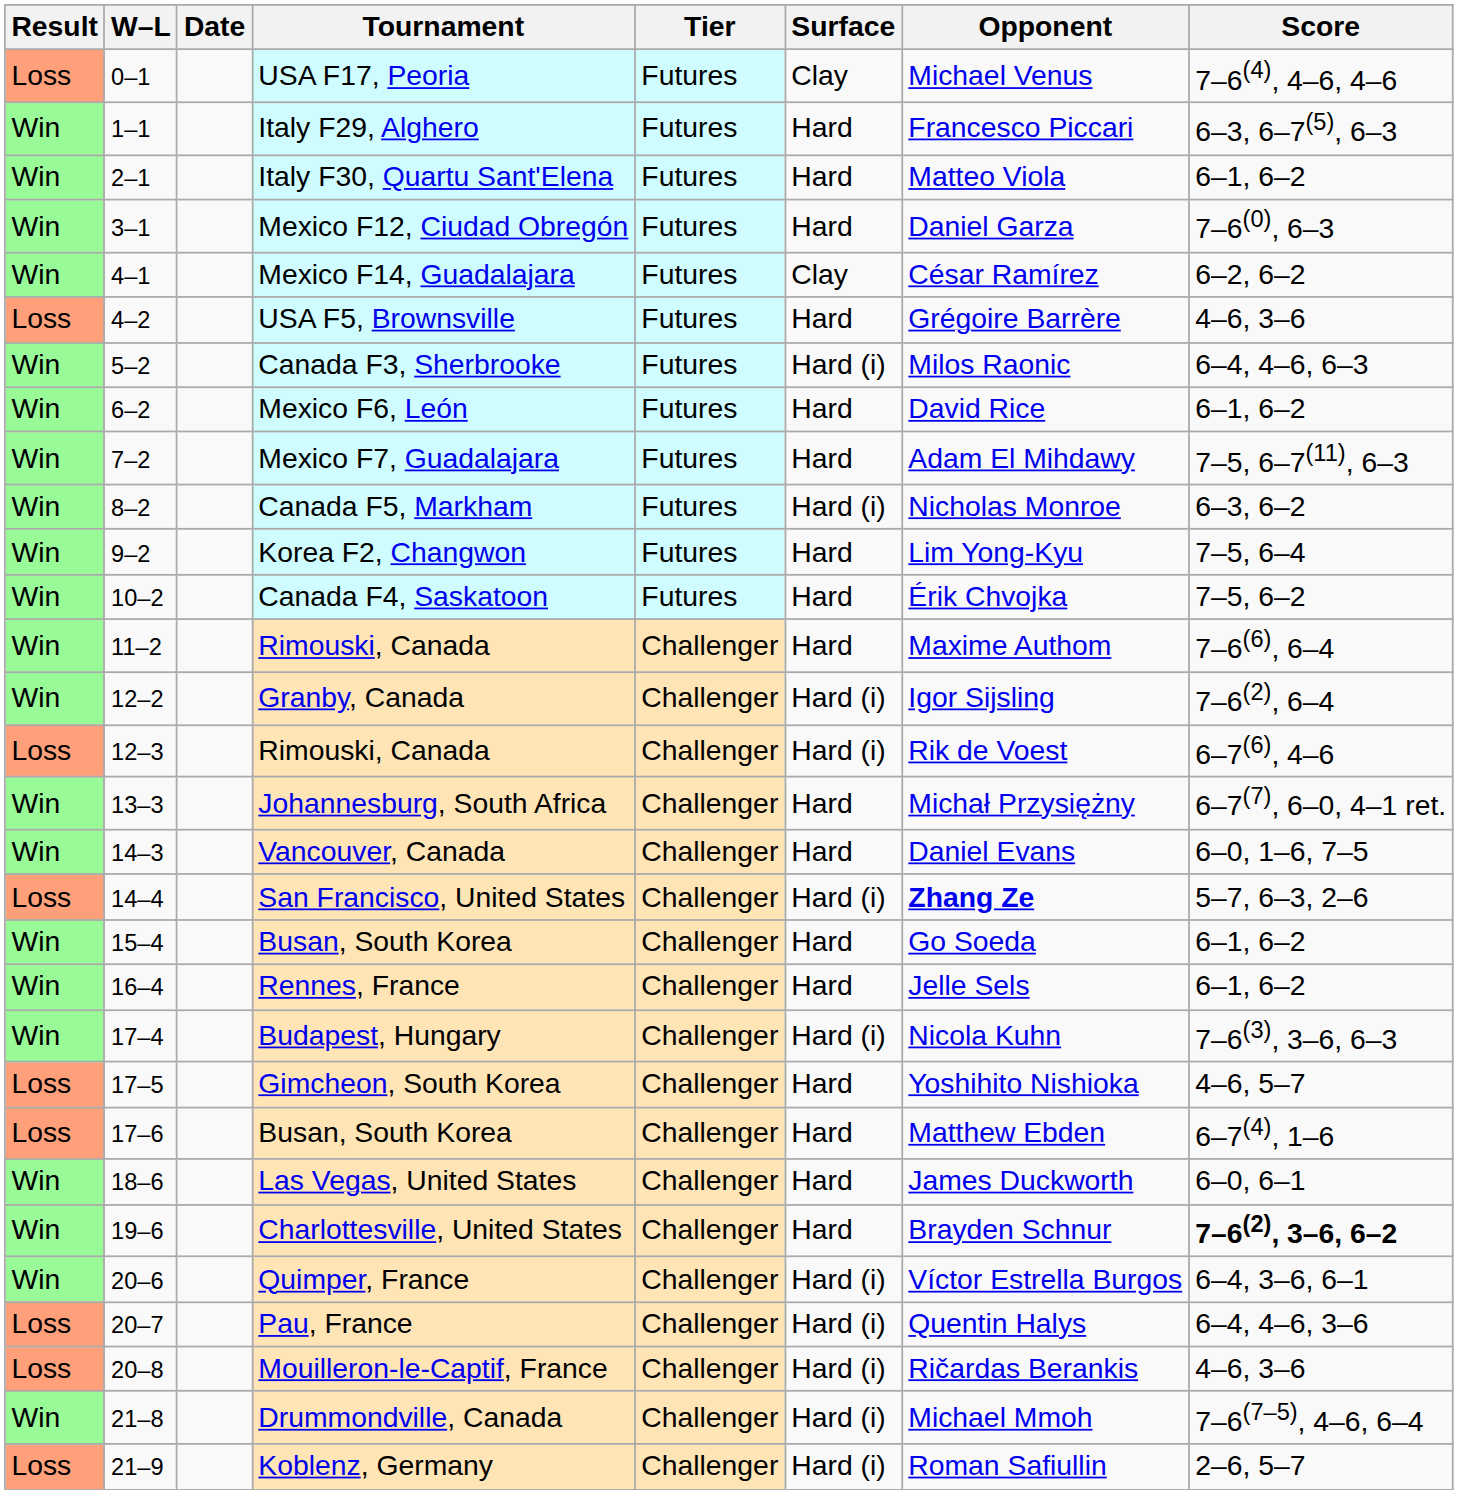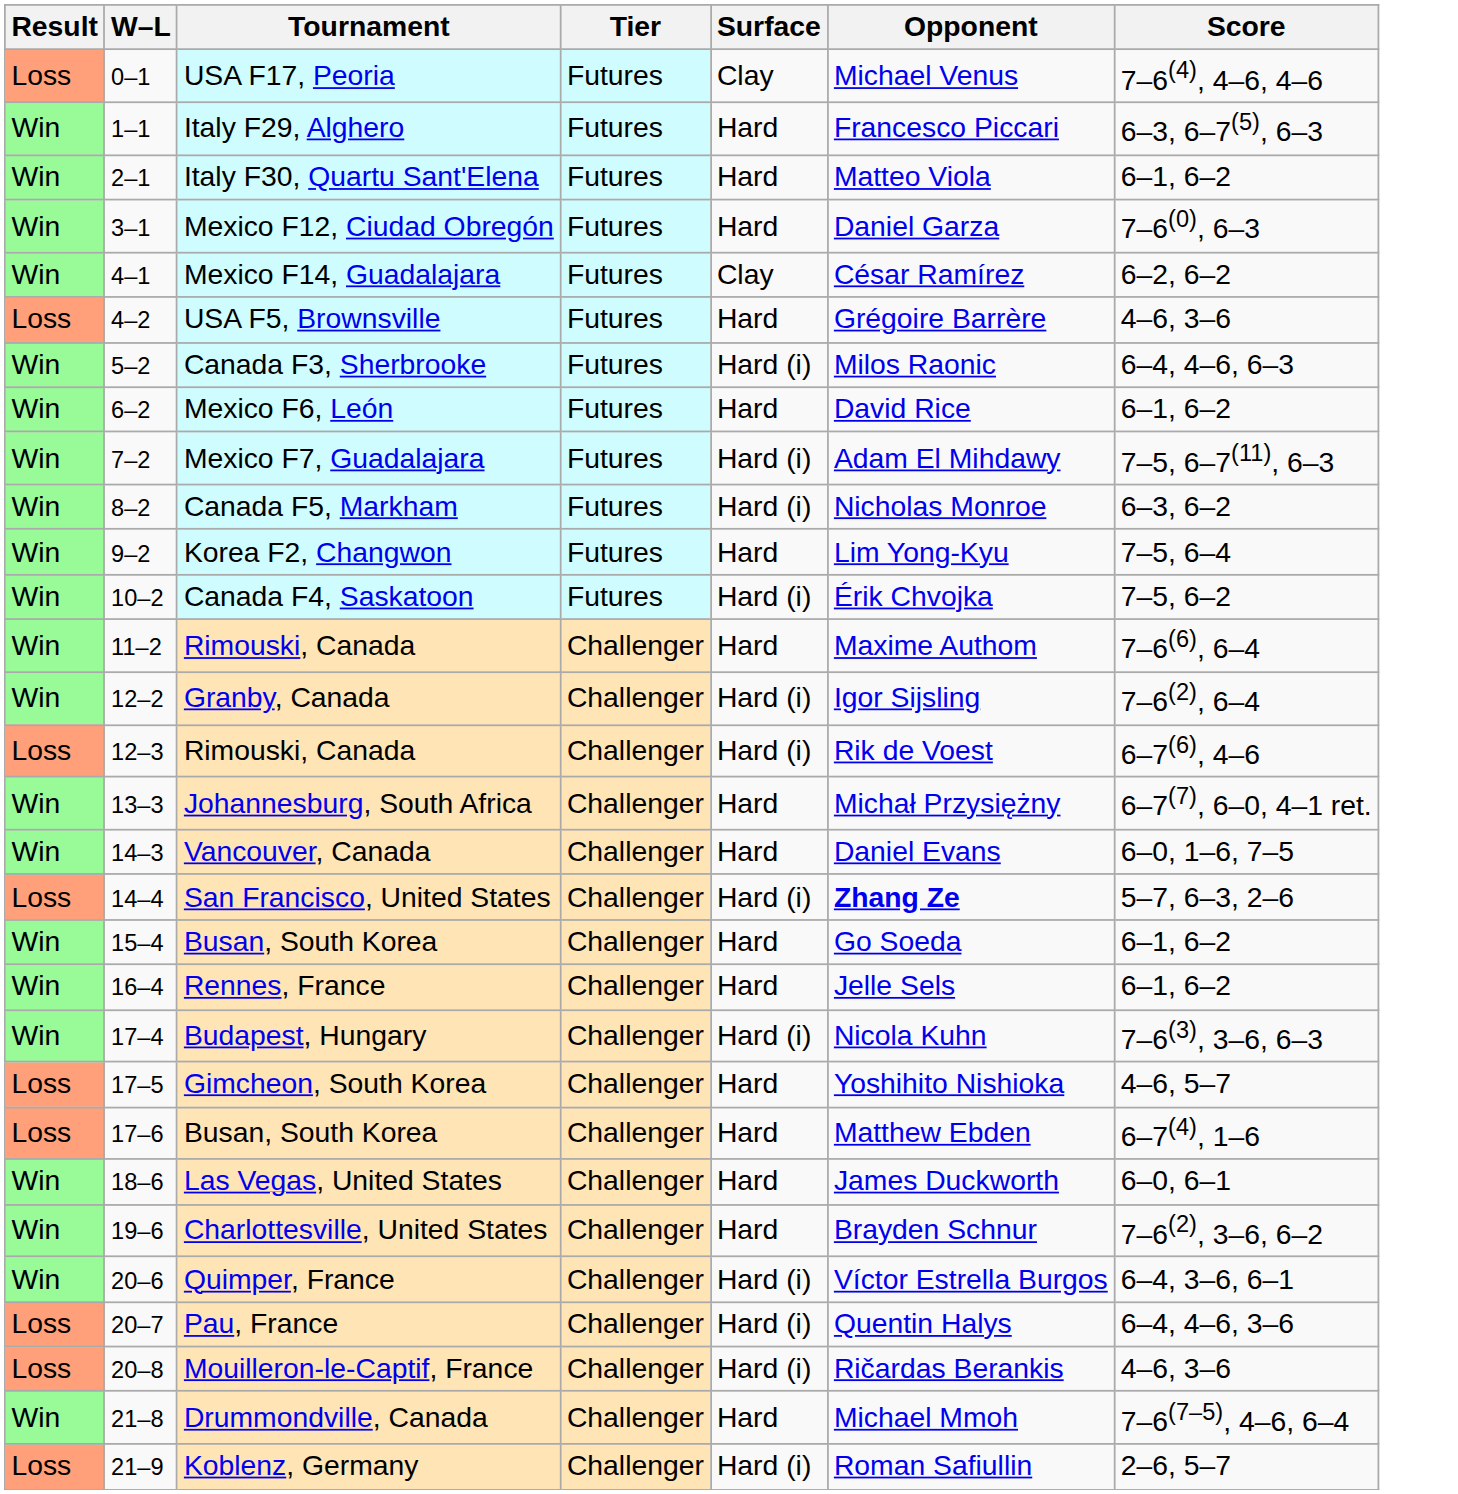- column: (215, 26)
(822, 457) Hard -> (764, 457) Hard (i)
(822, 596) Hard -> (764, 596) Hard (i)
(1296, 1230) bold -> (1222, 1230) normal
(839, 1417) Hard (i) -> (748, 1417) Hard
